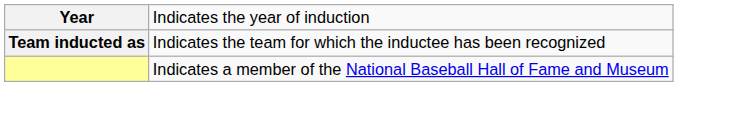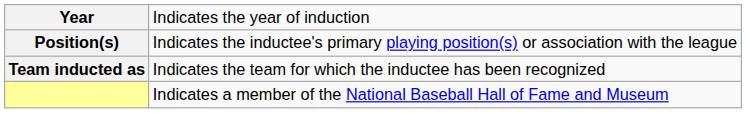+ row: (77, 43)
